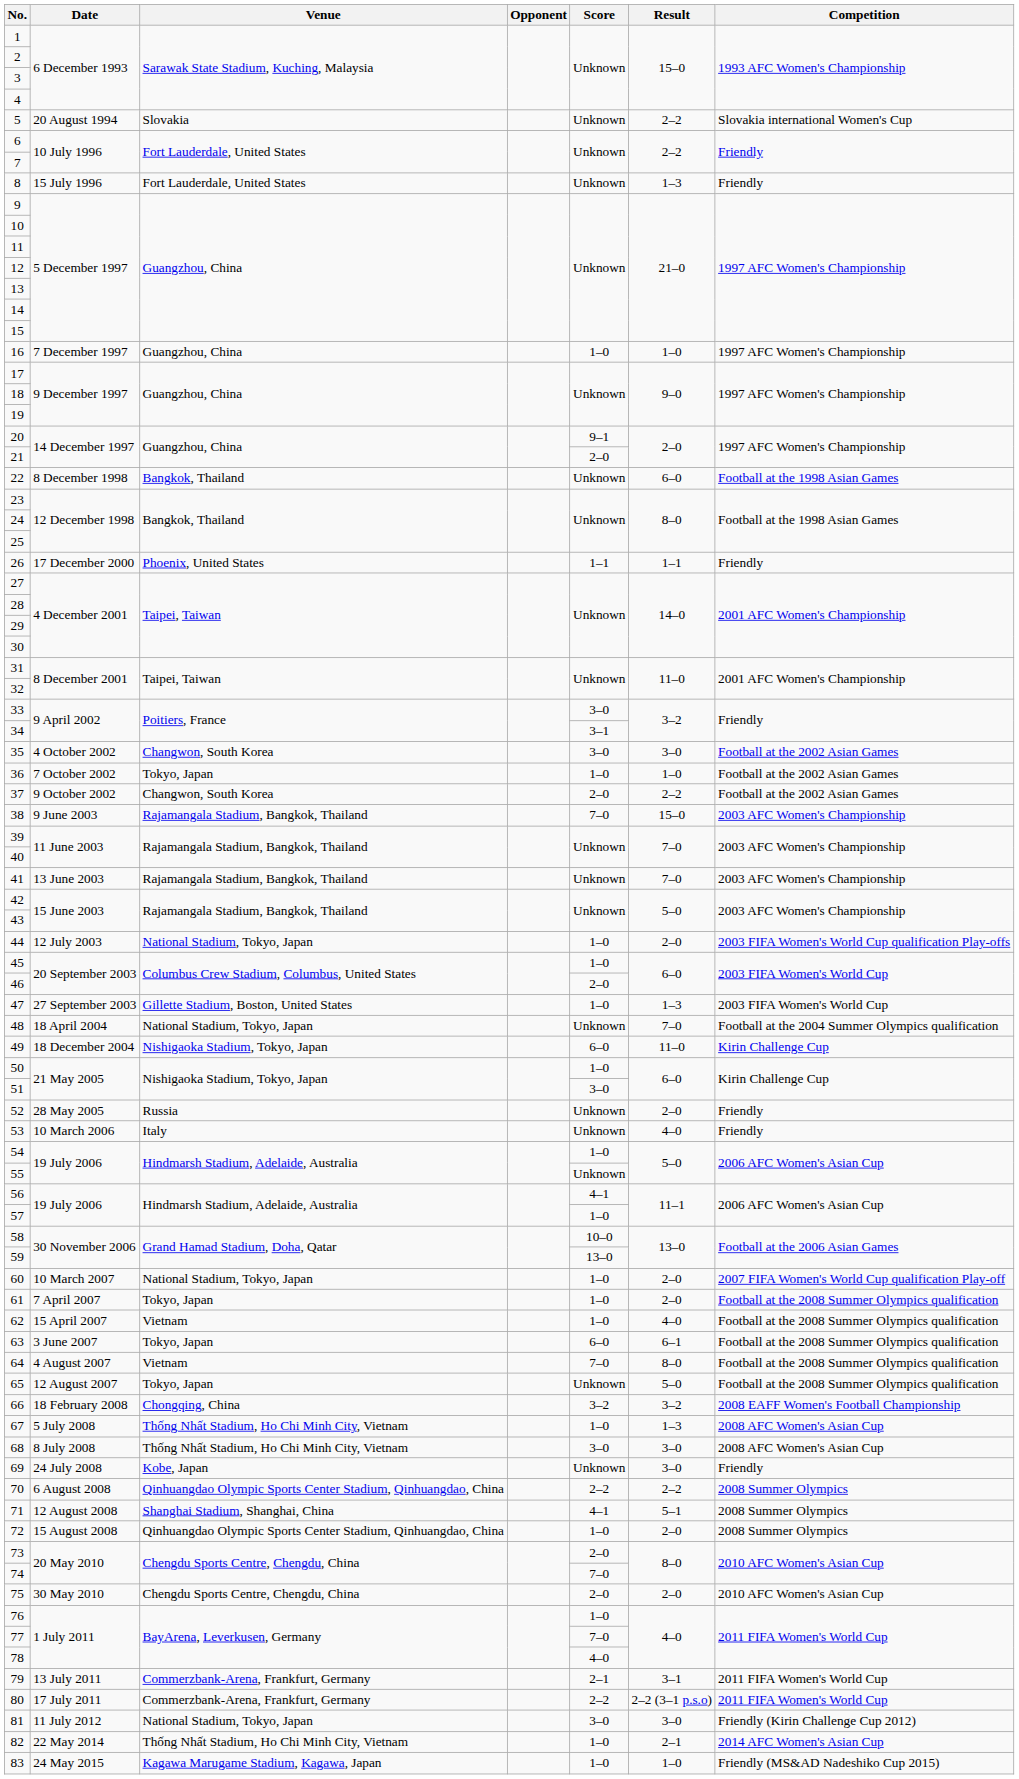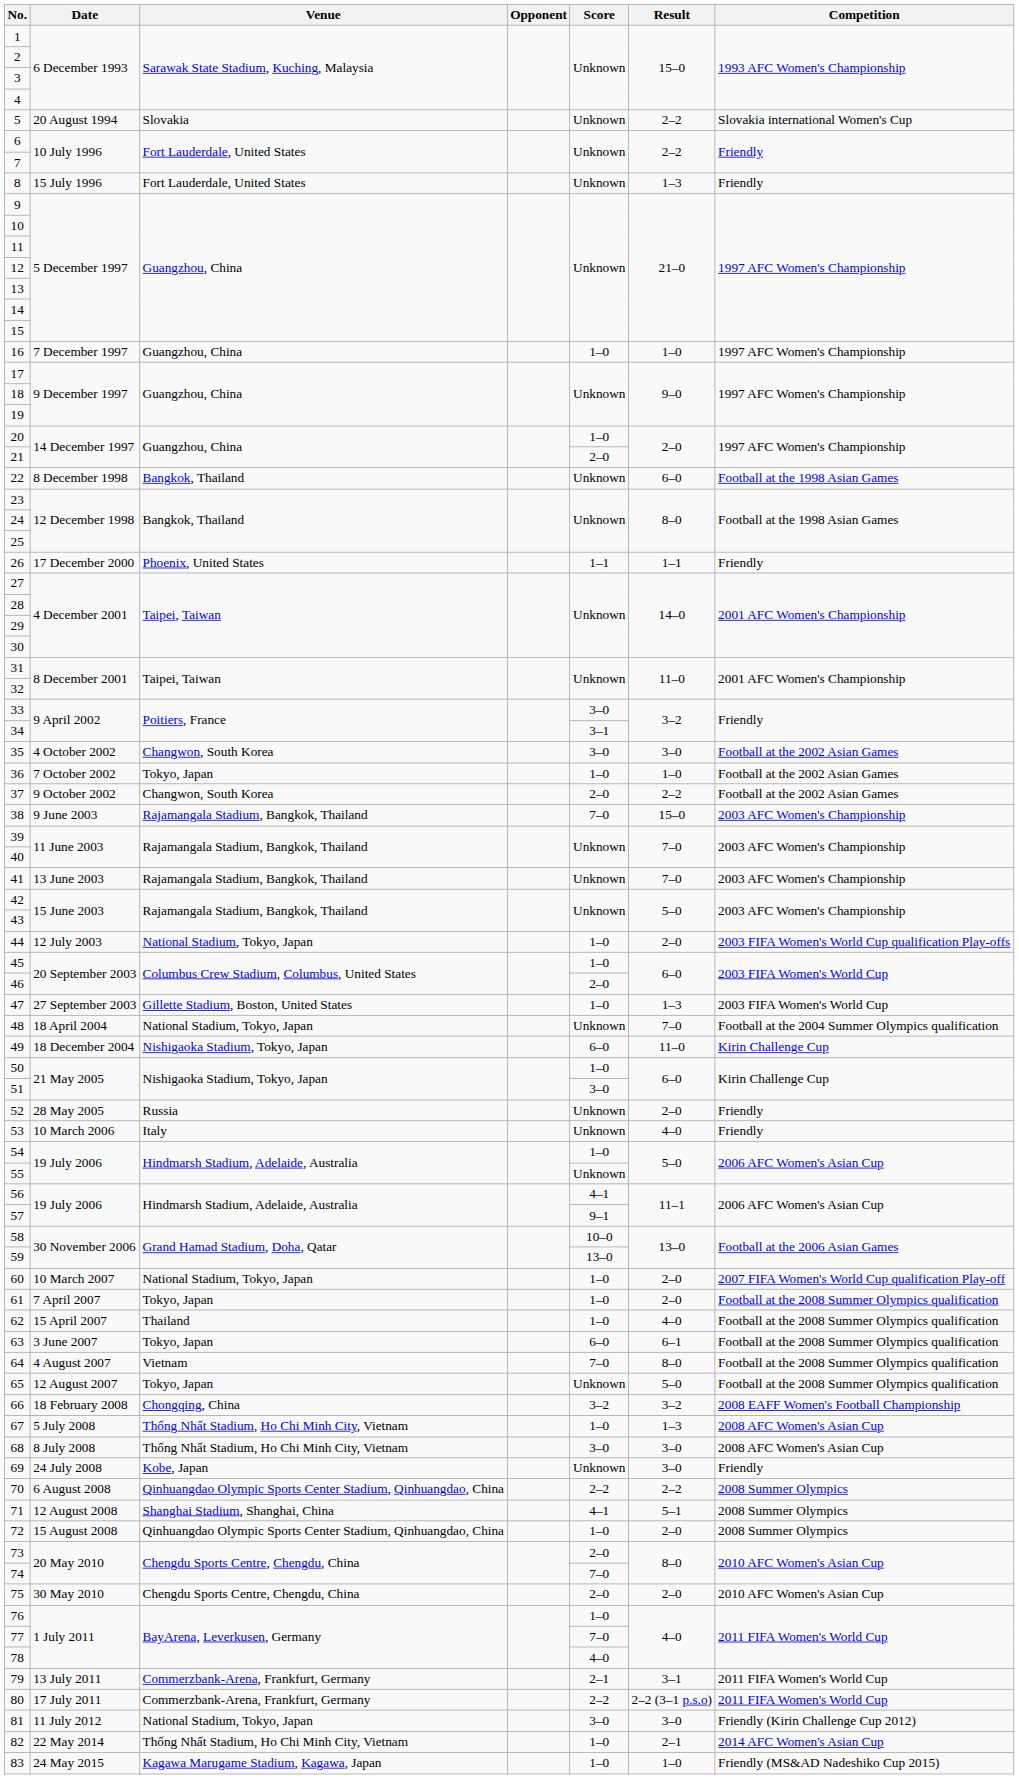(599, 436) 9–1 -> (599, 436) 1–0
(599, 1215) 1–0 -> (599, 1215) 9–1
(165, 1320) Vietnam -> (166, 1320) Thailand
